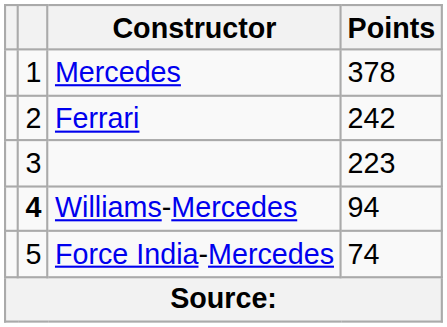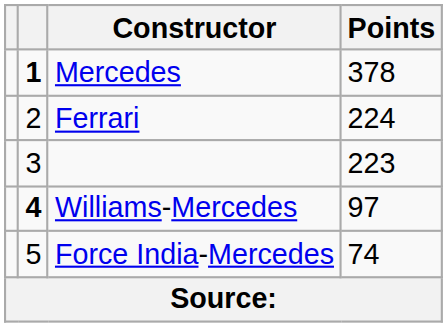(33, 72) normal -> (33, 72) bold
(372, 118) 242 -> (372, 118) 224
(364, 208) 94 -> (364, 208) 97
